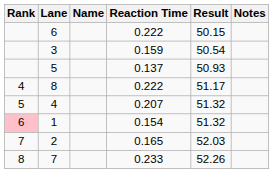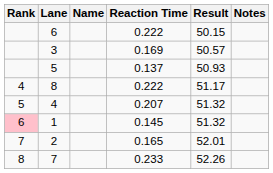(149, 50) 0.159 -> (149, 50) 0.169
(211, 50) 50.54 -> (211, 50) 50.57
(149, 123) 0.154 -> (149, 123) 0.145
(211, 141) 52.03 -> (211, 141) 52.01
